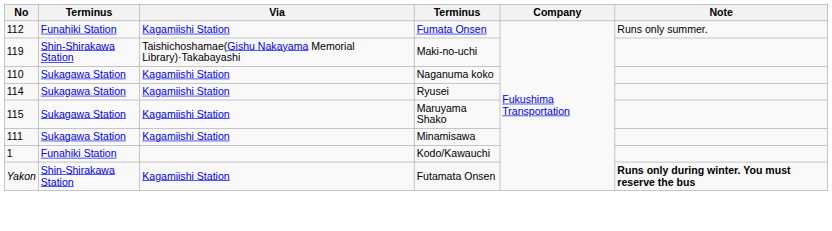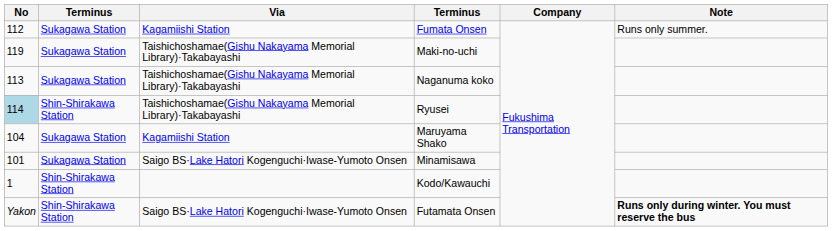(79, 29) Funahiki Station -> (83, 29) Sukagawa Station
(78, 52) Shin-Shirakawa Station -> (83, 52) Sukagawa Station
(15, 74) 110 -> (15, 80) 113
(186, 74) Kagamiishi Station -> (248, 80) Taishichoshamae(Gishu Nakayama Memorial Library)·Takabayashi
(15, 91) no background -> (15, 109) lightblue background
(83, 91) Sukagawa Station -> (78, 109) Shin-Shirakawa Station
(186, 91) Kagamiishi Station -> (248, 109) Taishichoshamae(Gishu Nakayama Memorial Library)·Takabayashi
(15, 114) 115 -> (16, 138) 104
(15, 137) 111 -> (16, 160) 101
(186, 137) Kagamiishi Station -> (275, 160) Saigo BS·Lake Hatori Kogenguchi·Iwase-Yumoto Onsen
(79, 153) Funahiki Station -> (78, 183) Shin-Shirakawa Station
(186, 176) Kagamiishi Station -> (275, 212) Saigo BS·Lake Hatori Kogenguchi·Iwase-Yumoto Onsen
